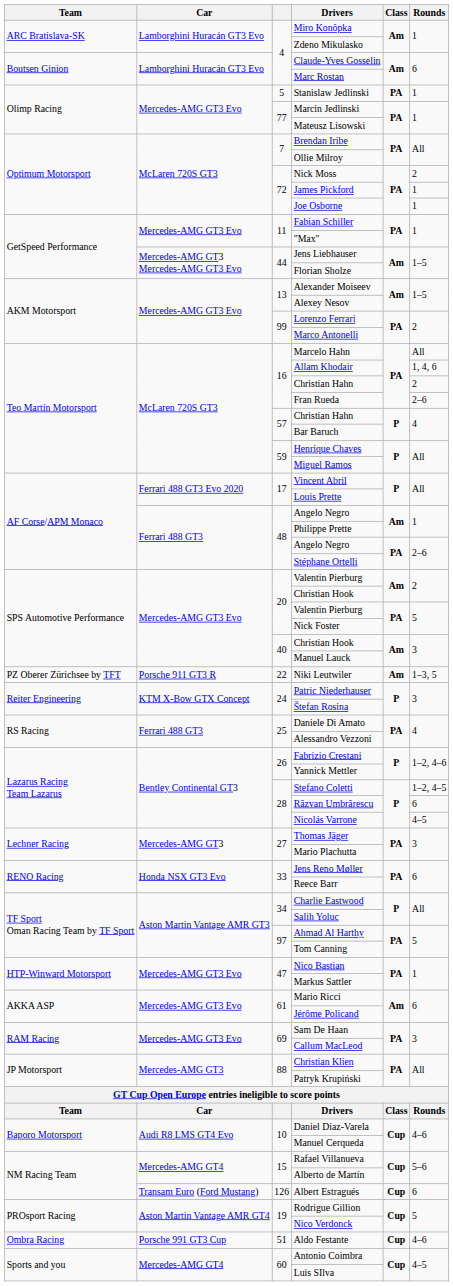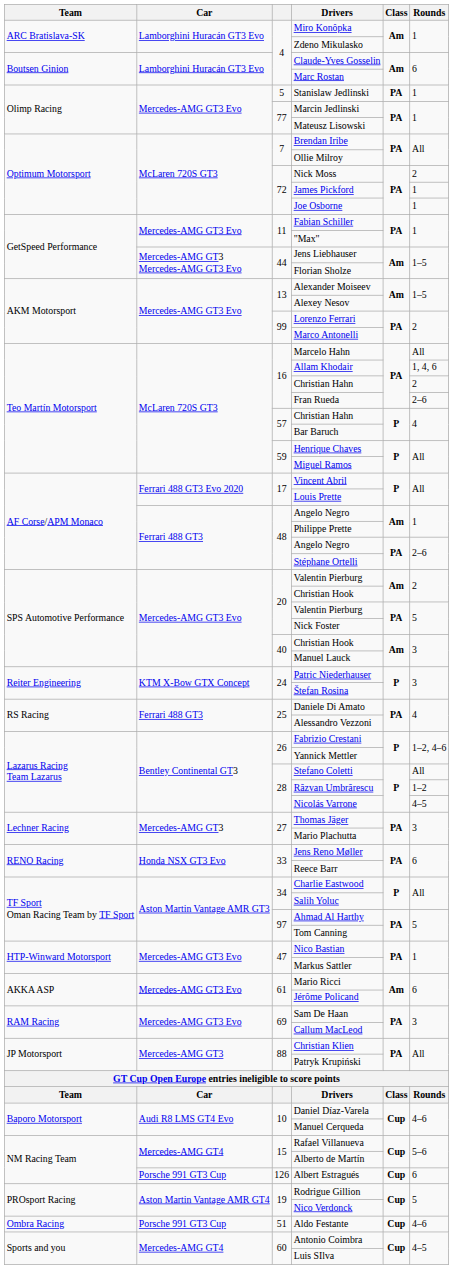- row: (282, 674)
(429, 787) 1–2, 4–5 -> (418, 771) All
(415, 803) 6 -> (419, 787) 1–2
(199, 1191) Transam Euro (Ford Mustang) -> (182, 1175) Porsche 991 GT3 Cup
